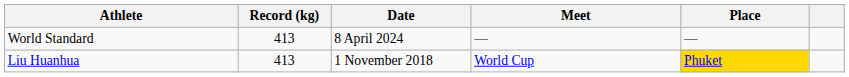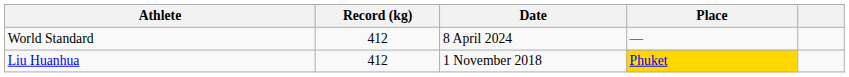- column: (576, 16)
(284, 38) 413 -> (378, 38) 412
(284, 61) 413 -> (378, 61) 412
